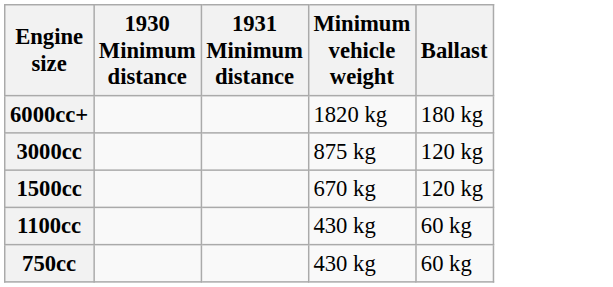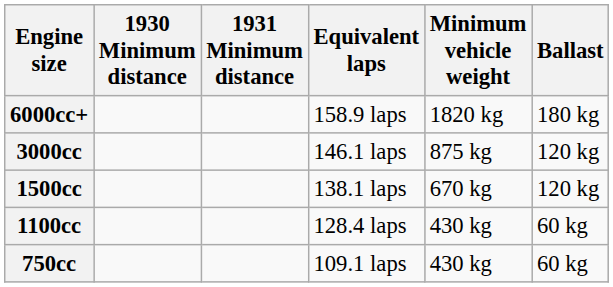+ column: (366, 50)
